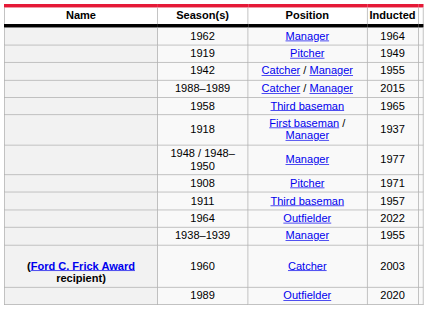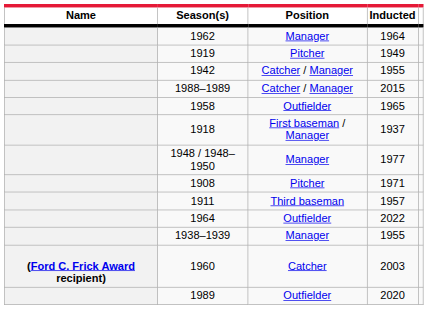(307, 106) Third baseman -> (307, 106) Outfielder
